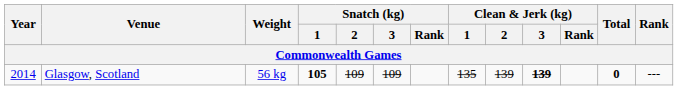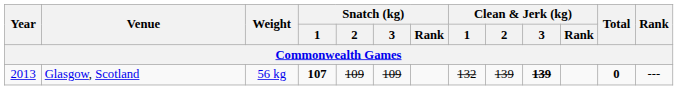(23, 74) 2014 -> (23, 74) 2013
(317, 74) 105 -> (317, 74) 107
(467, 74) 135 -> (467, 74) 132
